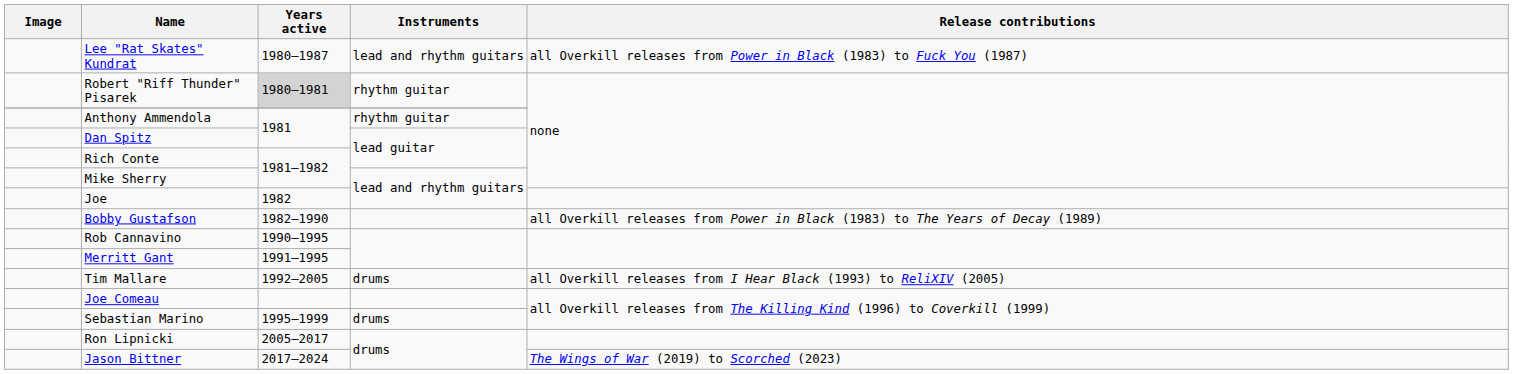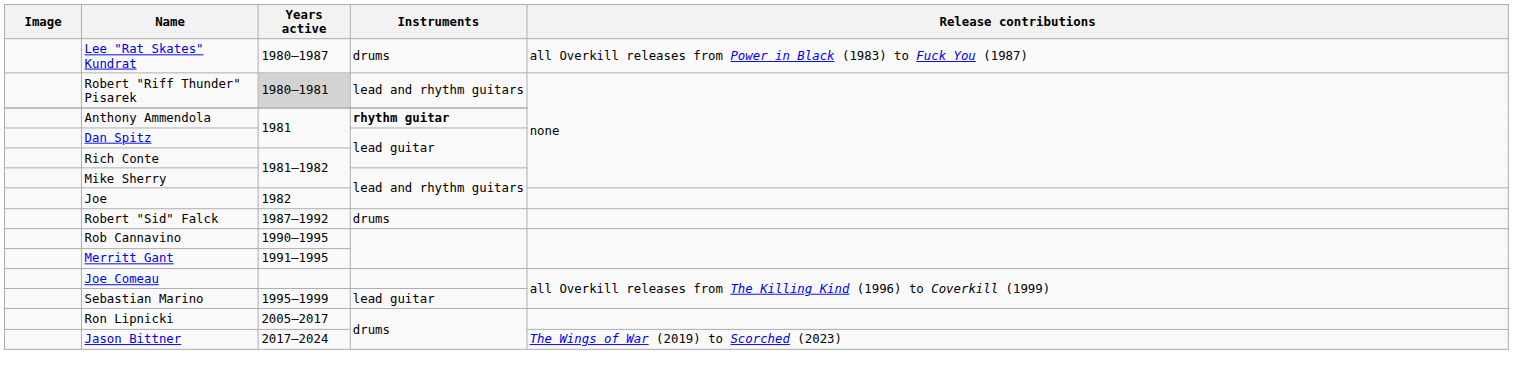(438, 56) lead and rhythm guitars -> (371, 56) drums
(401, 90) rhythm guitar -> (438, 90) lead and rhythm guitars
(401, 118) normal -> (401, 118) bold
- row: (140, 218)
+ row: (151, 218)
- row: (125, 279)
(371, 319) drums -> (394, 299) lead guitar
